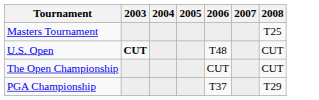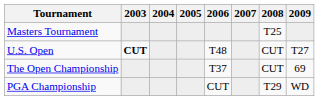+ column: (300, 13)
(218, 68) CUT -> (218, 68) T37
(218, 87) T37 -> (218, 87) CUT
